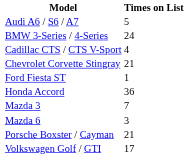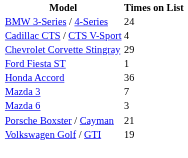- row: (42, 21)
(129, 64) 21 -> (129, 50) 29
(129, 148) 17 -> (129, 134) 19
